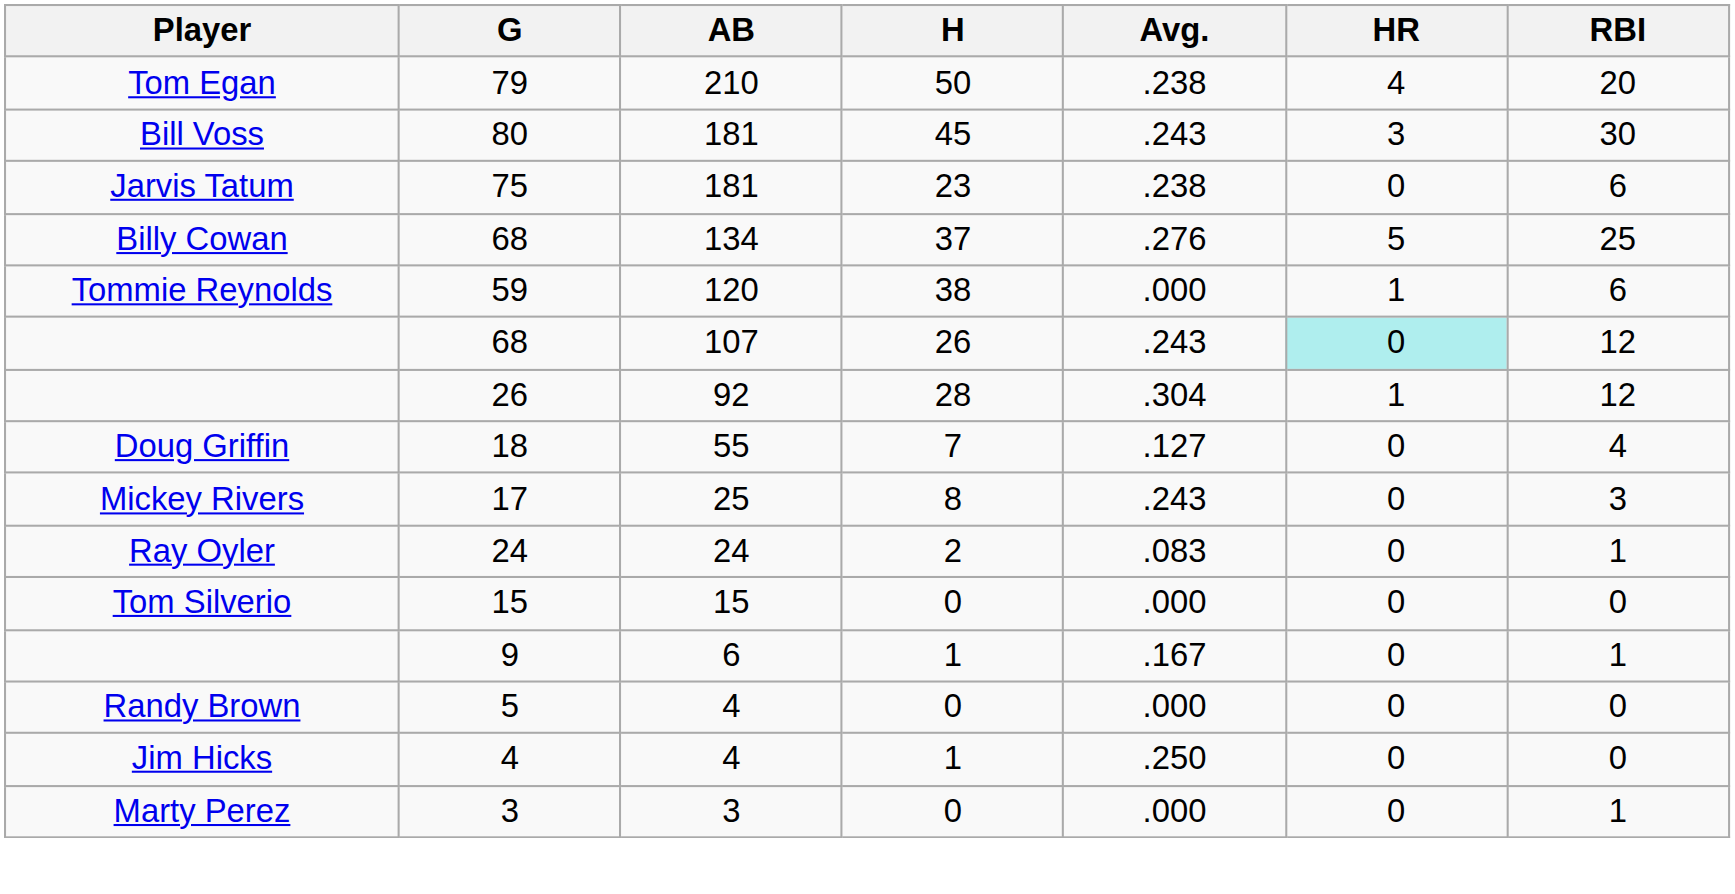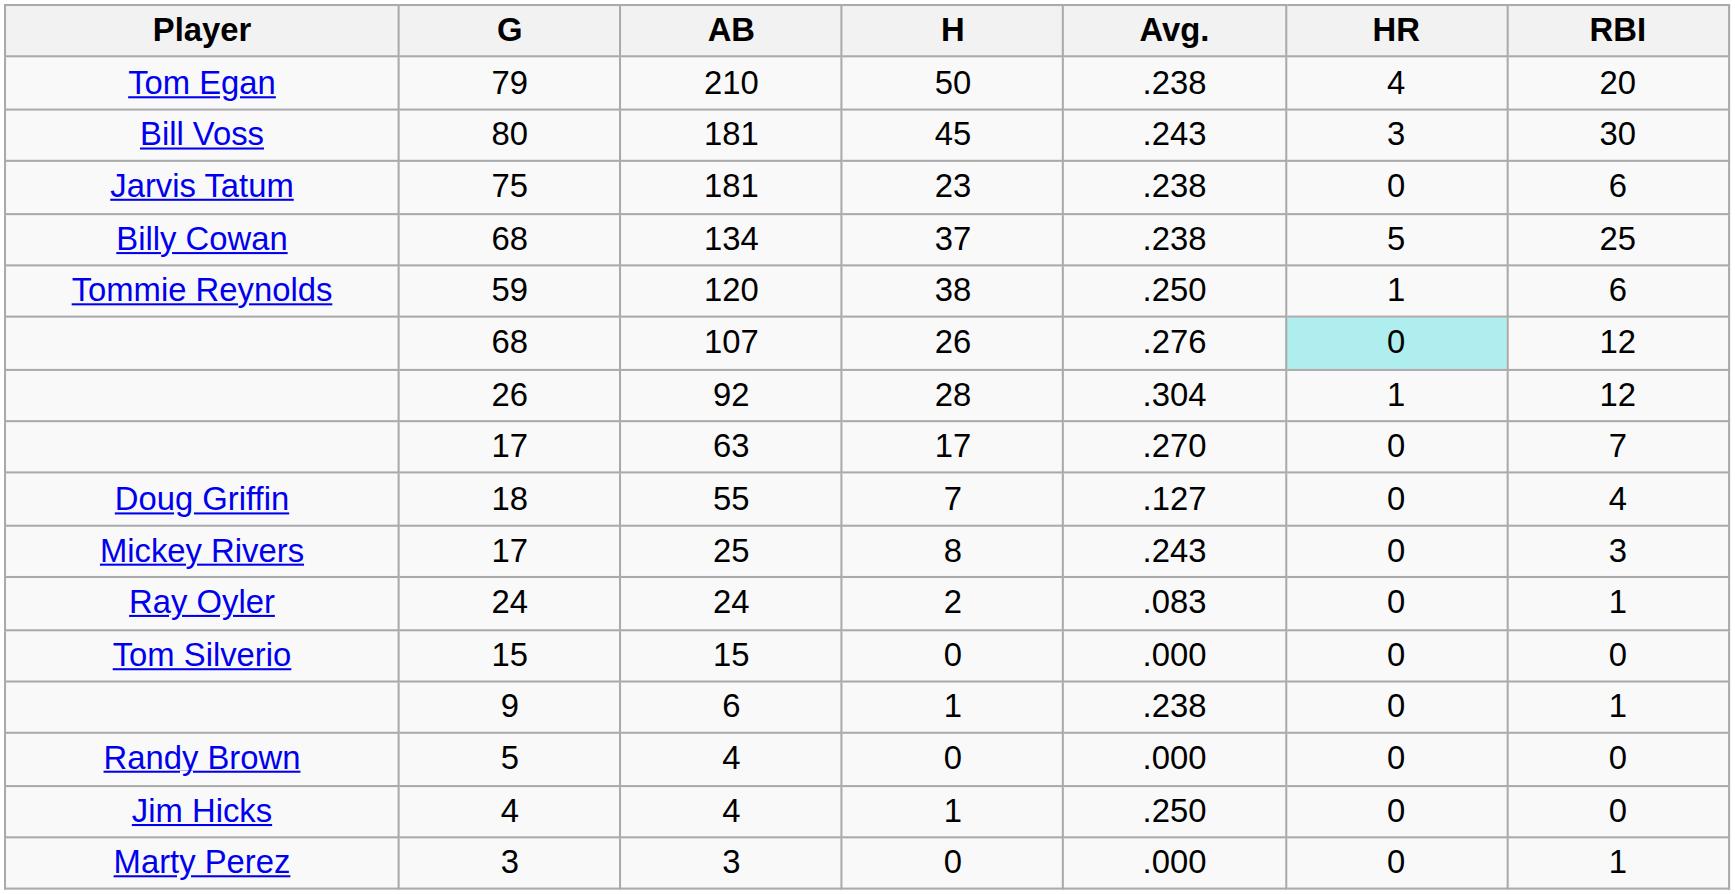(1175, 238) .276 -> (1175, 238) .238
(1175, 290) .000 -> (1175, 290) .250
(1175, 342) .243 -> (1175, 342) .276
+ row: (510, 446)
(1175, 654) .167 -> (1175, 706) .238
